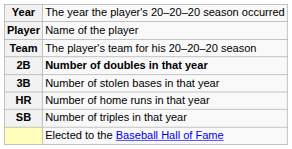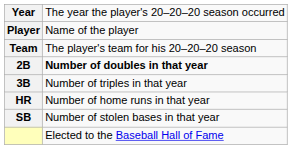(132, 83) Number of stolen bases in that year -> (116, 83) Number of triples in that year
(116, 118) Number of triples in that year -> (132, 118) Number of stolen bases in that year
